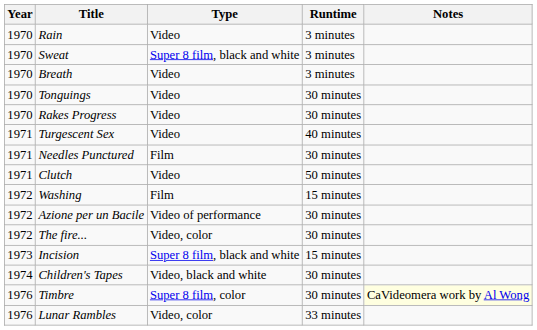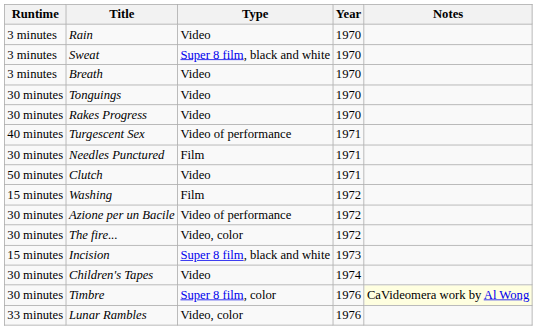columns swapped: (20, 14) <-> (333, 14)
(165, 134) Video -> (236, 134) Video of performance
(208, 275) Video, black and white -> (196, 275) Video
